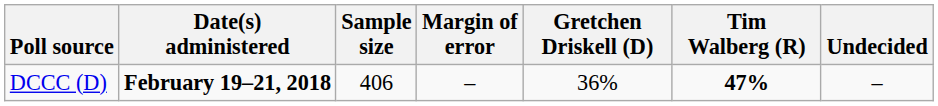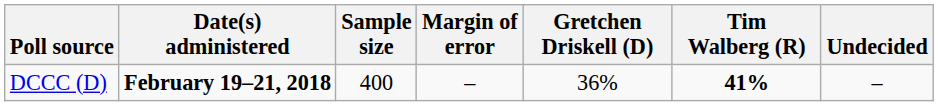(376, 82) 406 -> (376, 82) 400
(747, 82) 47% -> (747, 82) 41%
